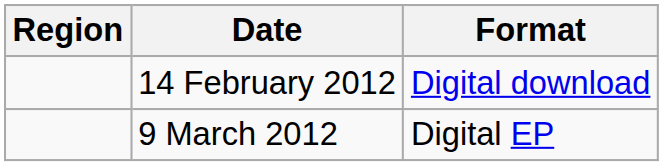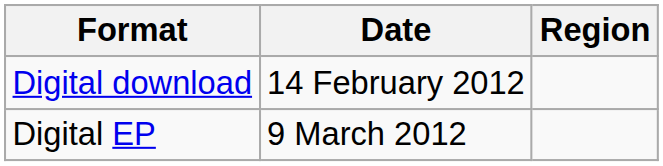columns swapped: (68, 30) <-> (531, 30)
